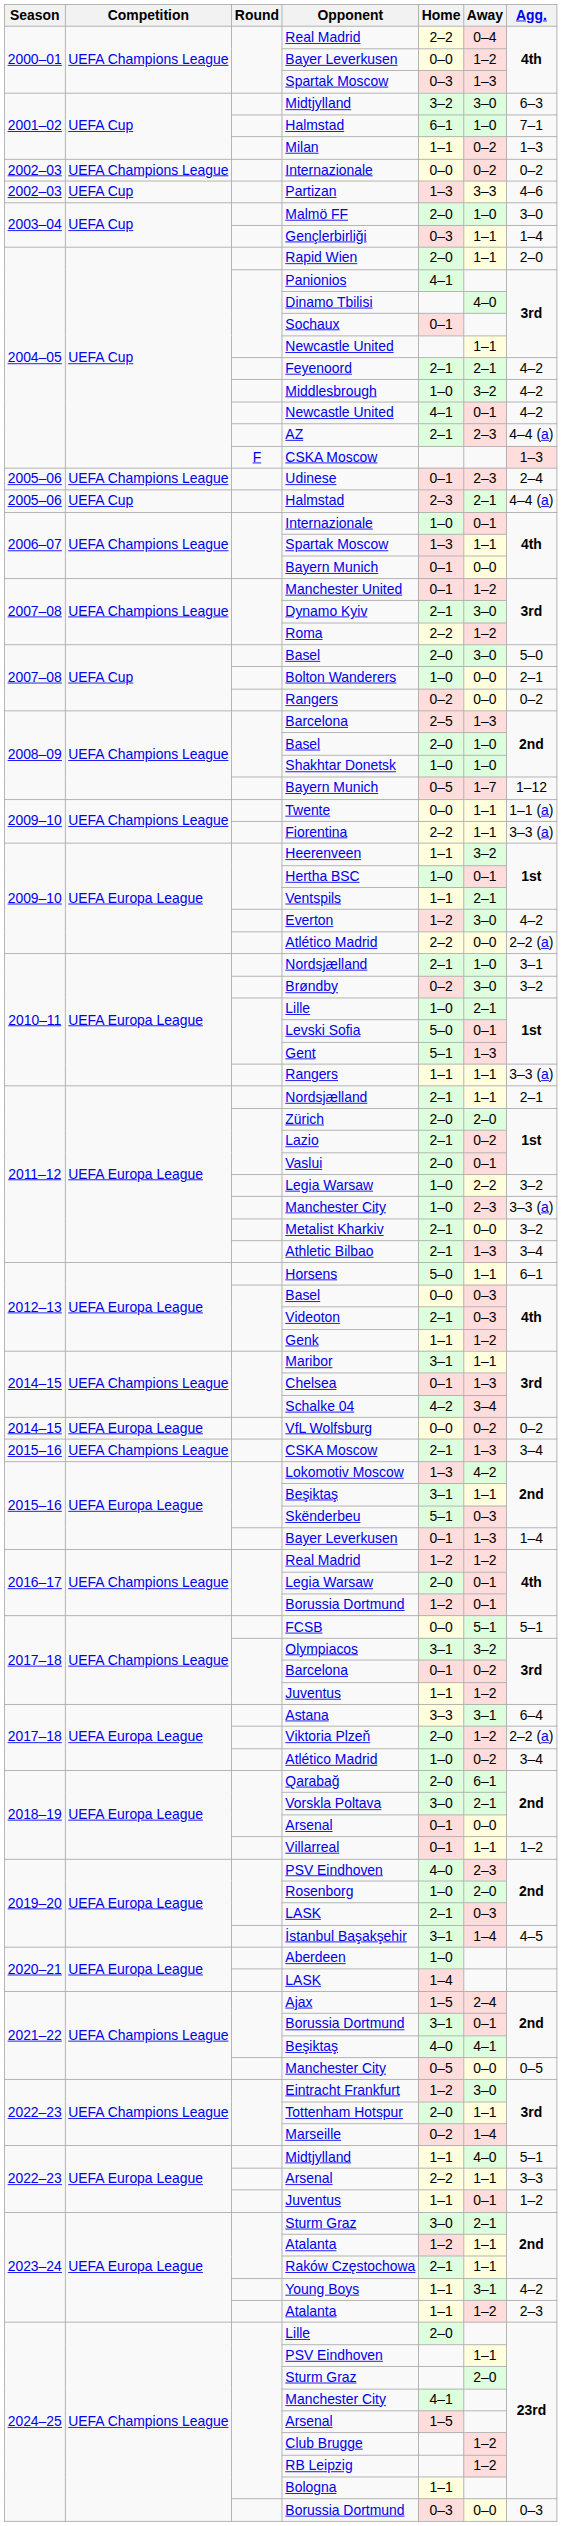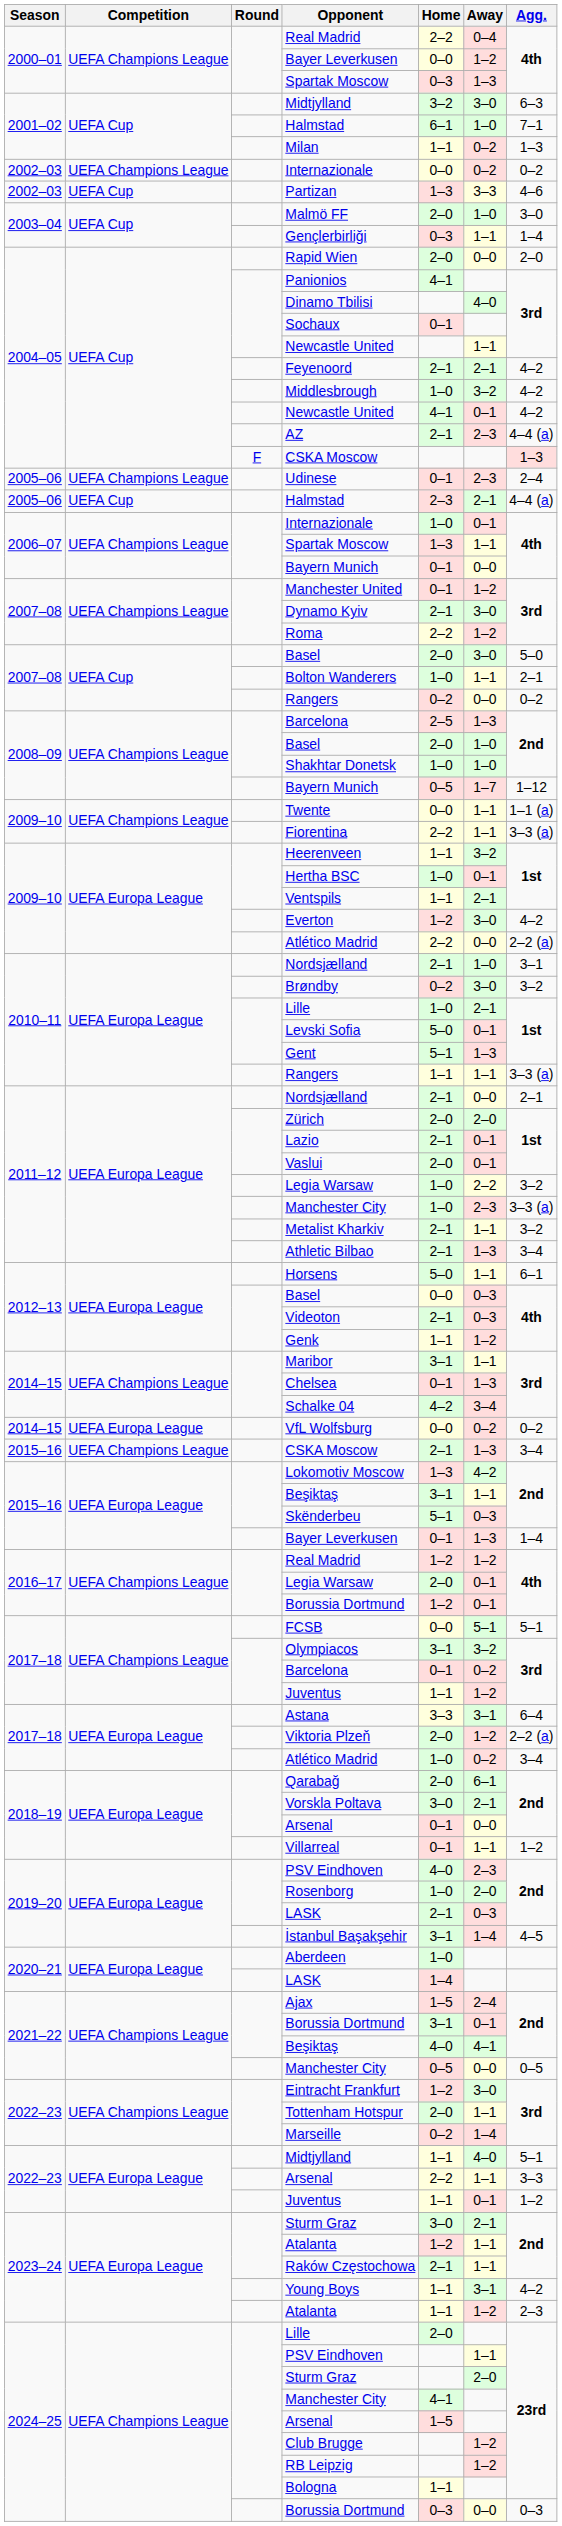(485, 258) 1–1 -> (485, 258) 0–0
(485, 677) 0–0 -> (485, 677) 1–1
(485, 1097) 1–1 -> (485, 1097) 0–0
(485, 1141) 0–2 -> (485, 1141) 0–1
(485, 1229) 0–0 -> (485, 1229) 1–1
